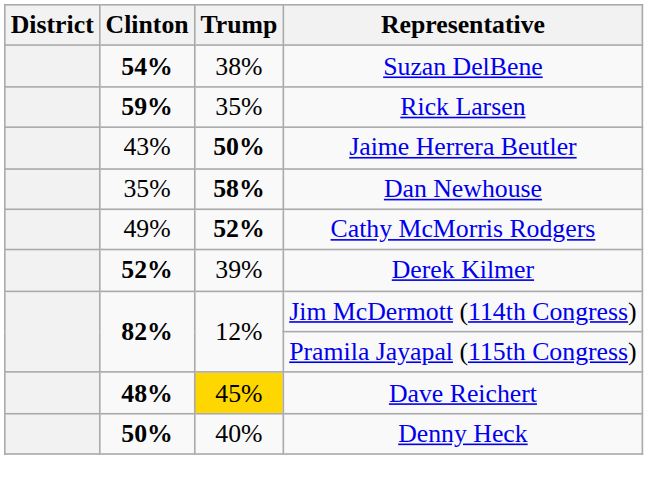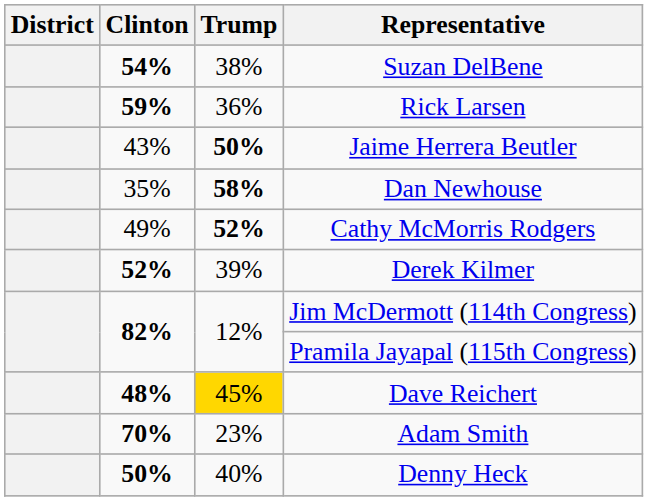(239, 106) 35% -> (239, 106) 36%
+ row: (463, 433)
